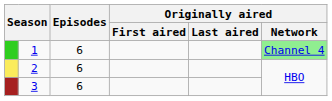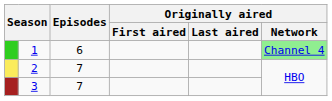(80, 68) 6 -> (80, 68) 7
(80, 86) 6 -> (80, 86) 7
